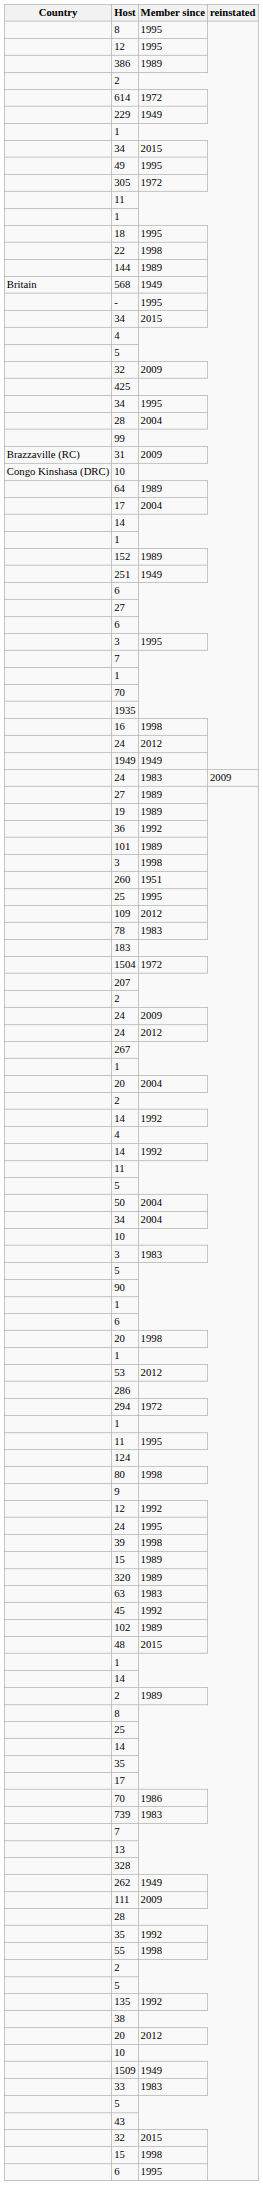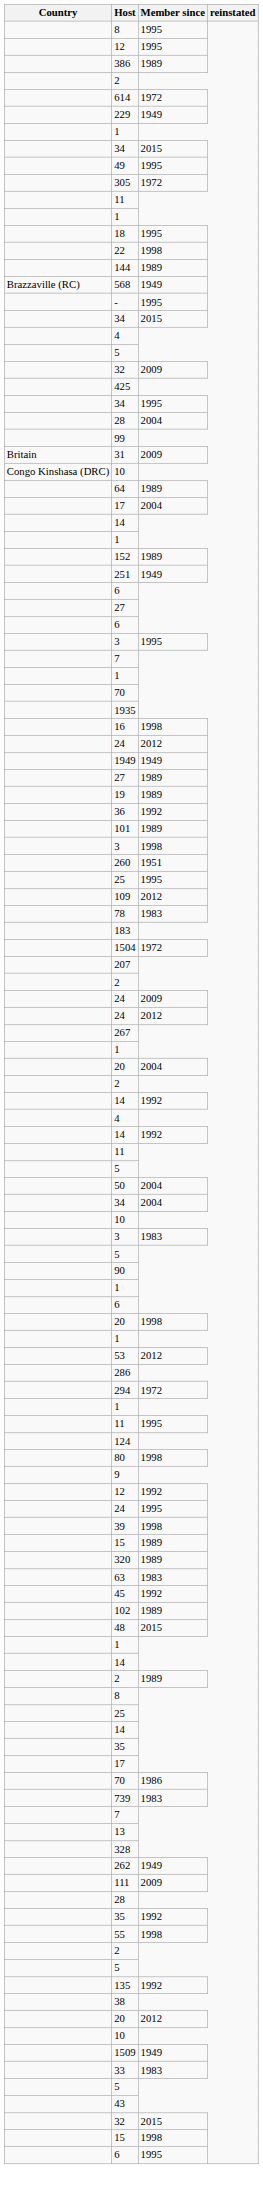(22, 285) Britain -> (43, 285) Brazzaville (RC)
(43, 455) Brazzaville (RC) -> (22, 455) Britain
- row: (120, 778)
